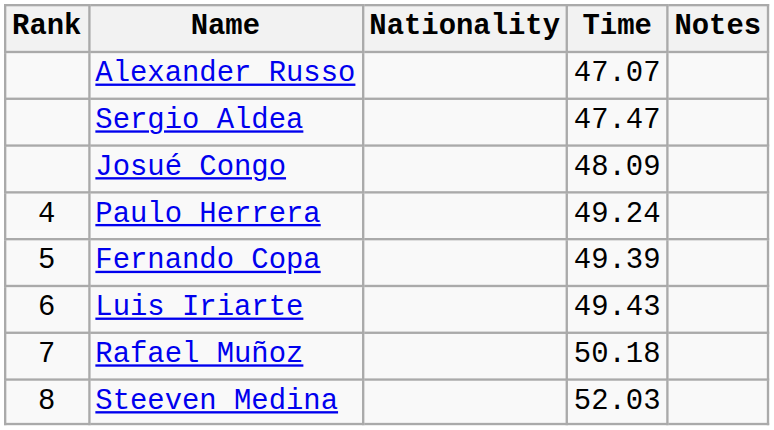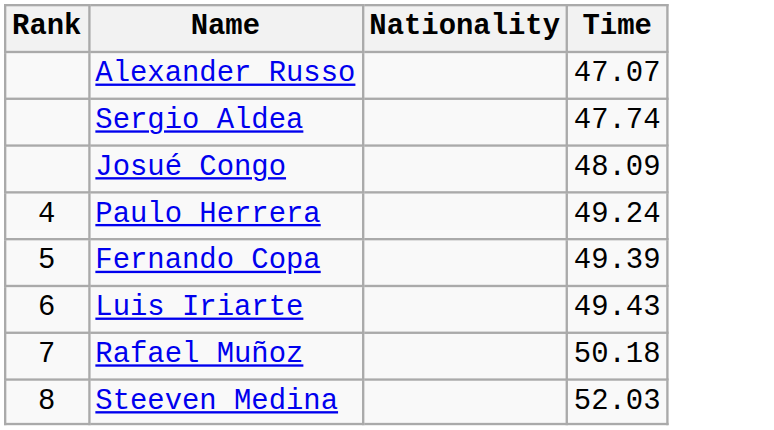- column: (718, 29)
(617, 122) 47.47 -> (617, 122) 47.74
